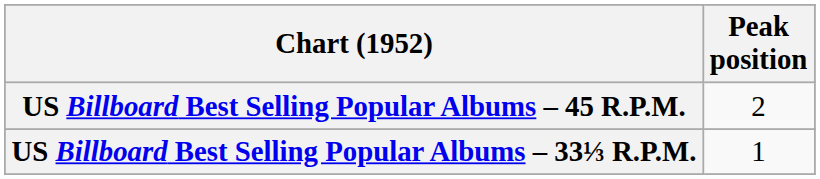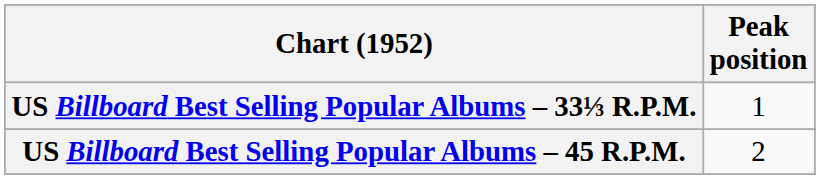rows swapped: (354, 151) <-> (354, 105)
